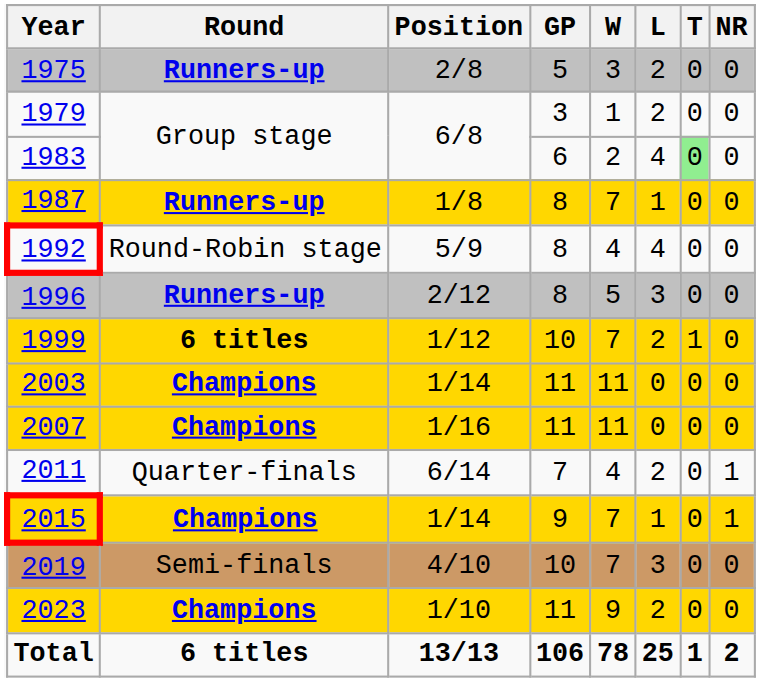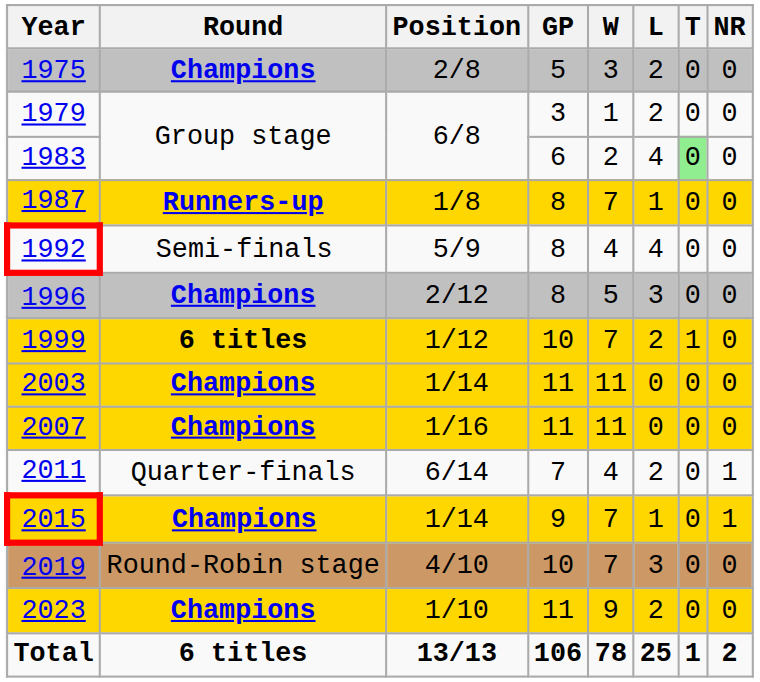(244, 70) Runners-up -> (243, 70) Champions
(245, 249) Round-Robin stage -> (244, 249) Semi-finals
(244, 296) Runners-up -> (243, 296) Champions
(244, 566) Semi-finals -> (243, 566) Round-Robin stage
